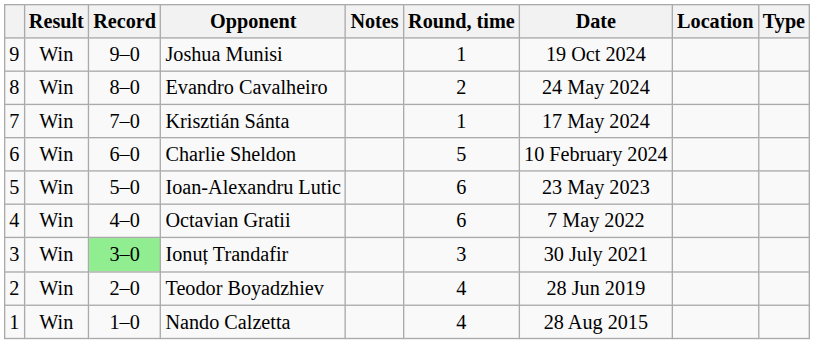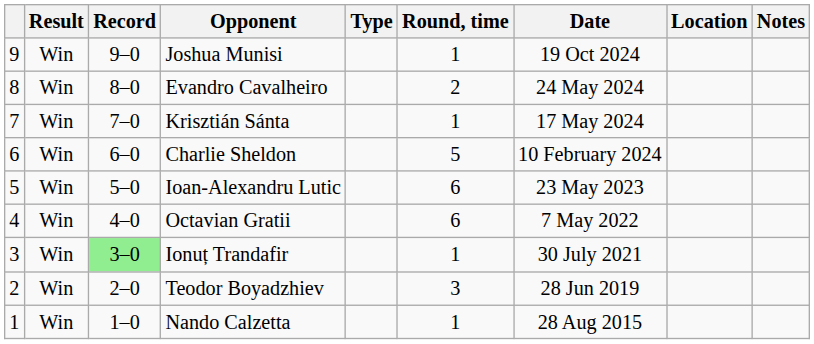columns swapped: (784, 21) <-> (375, 21)
(461, 254) 3 -> (455, 254) 1
(461, 288) 4 -> (455, 288) 3
(461, 321) 4 -> (455, 321) 1
